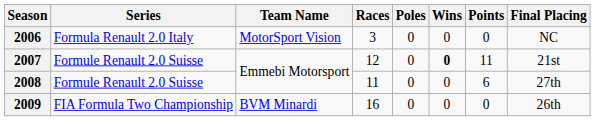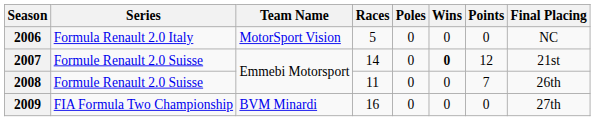(373, 38) 3 -> (373, 38) 5
(373, 60) 12 -> (373, 60) 14
(486, 60) 11 -> (486, 60) 12
(486, 82) 6 -> (486, 82) 7
(549, 82) 27th -> (549, 82) 26th
(549, 105) 26th -> (549, 105) 27th
